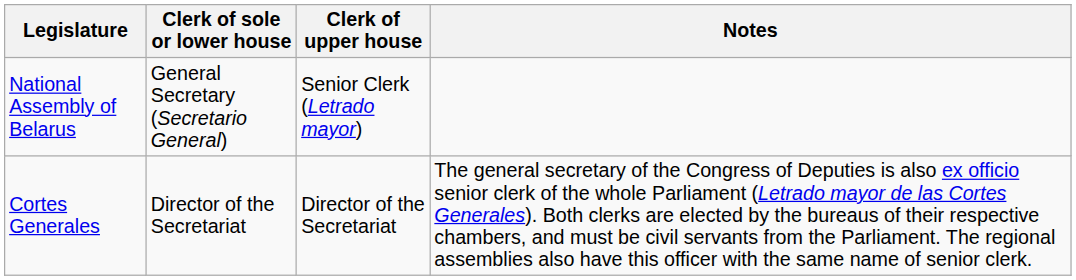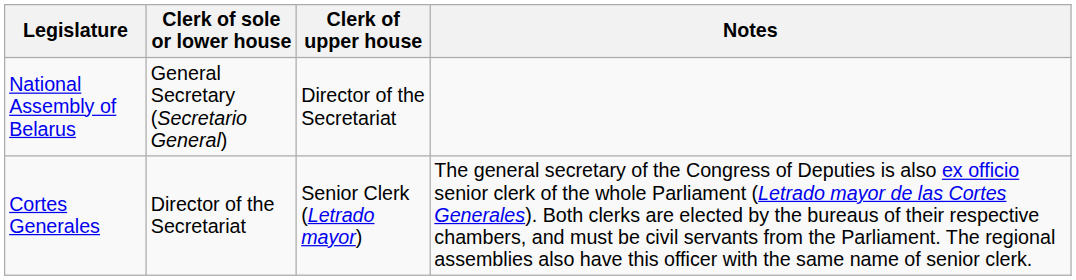(355, 106) Senior Clerk (Letrado mayor) -> (363, 106) Director of the Secretariat
(363, 215) Director of the Secretariat -> (355, 215) Senior Clerk (Letrado mayor)
